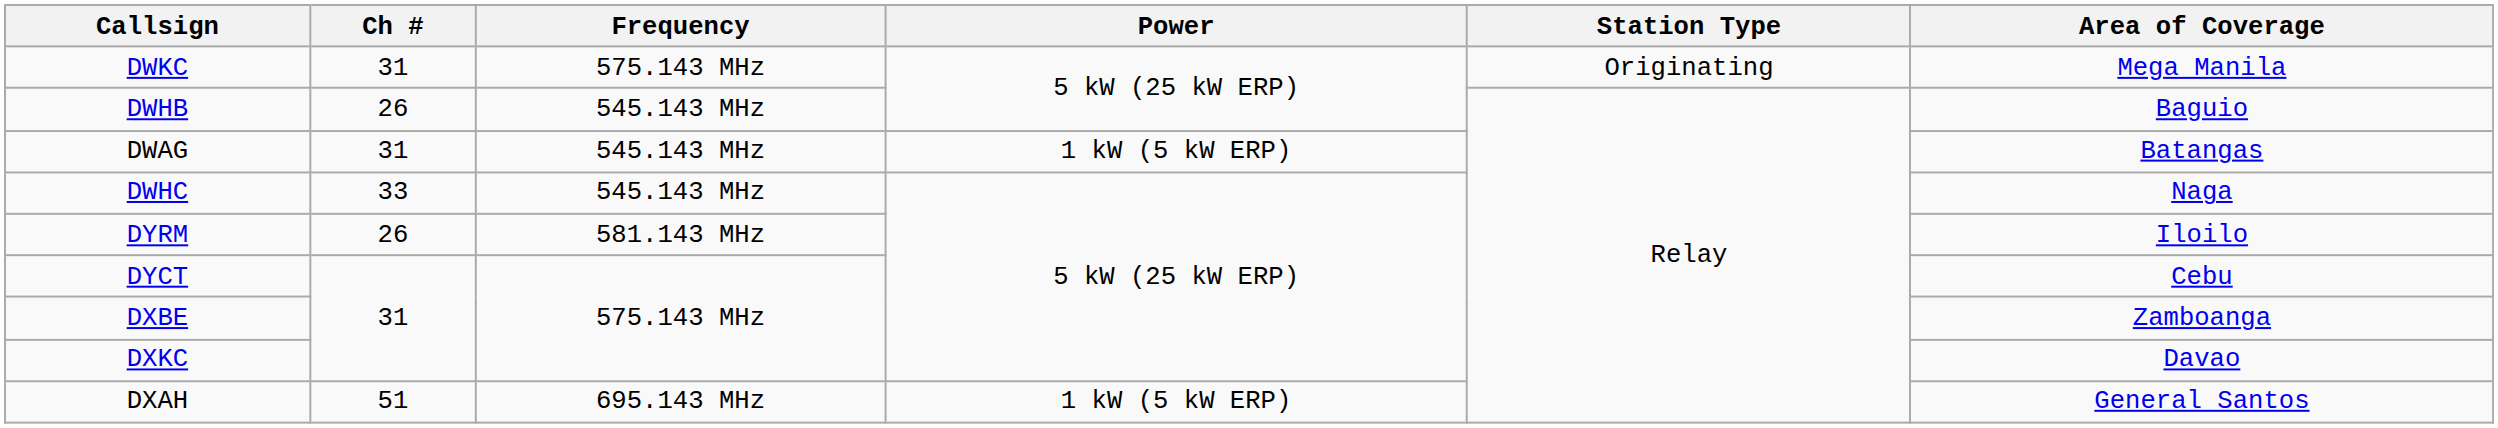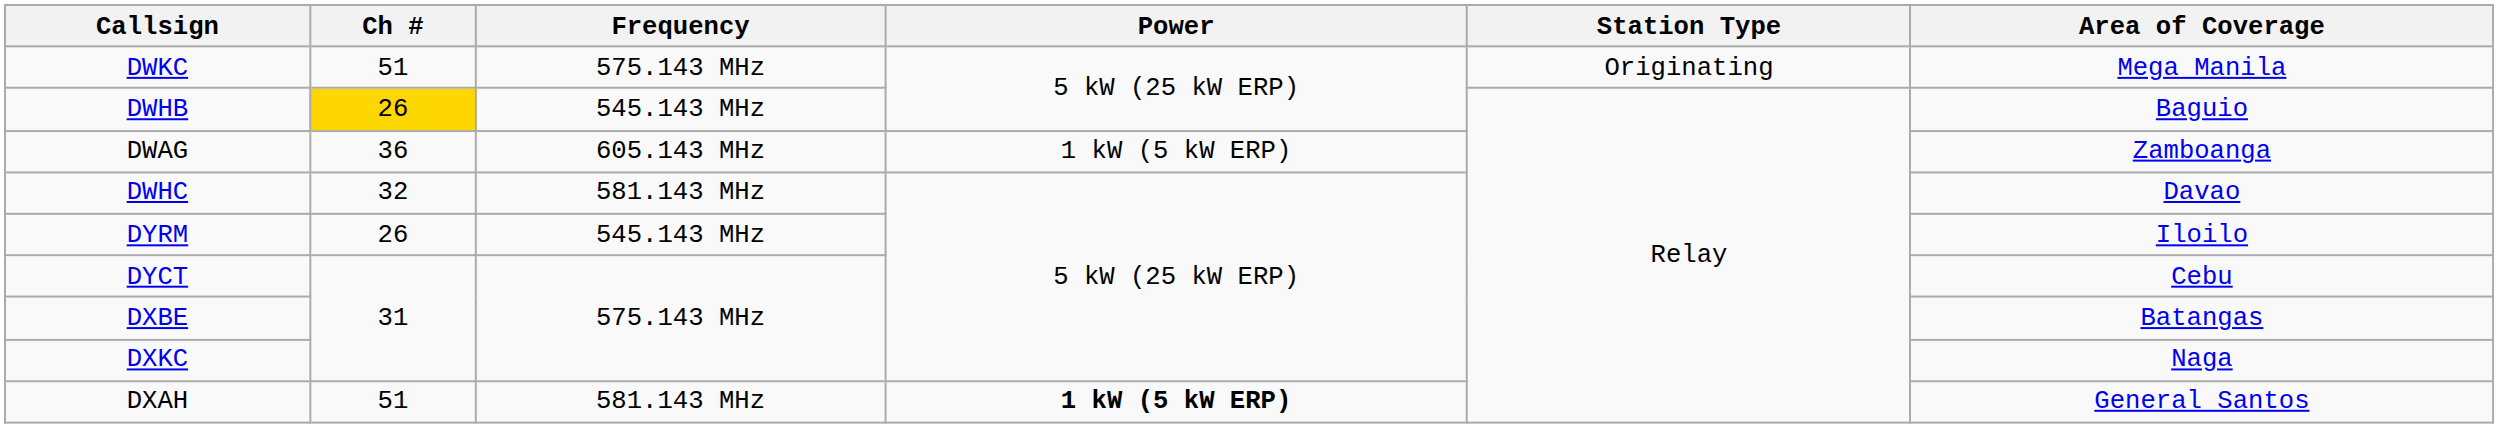(393, 68) 31 -> (393, 68) 51
(393, 109) no background -> (393, 109) gold background
(393, 151) 31 -> (393, 151) 36
(681, 151) 545.143 MHz -> (681, 151) 605.143 MHz
(2202, 151) Batangas -> (2202, 151) Zamboanga
(393, 193) 33 -> (393, 193) 32
(681, 193) 545.143 MHz -> (681, 193) 581.143 MHz
(2202, 193) Naga -> (2202, 193) Davao
(681, 235) 581.143 MHz -> (681, 235) 545.143 MHz
(2202, 318) Zamboanga -> (2202, 318) Batangas
(2202, 360) Davao -> (2202, 360) Naga
(681, 402) 695.143 MHz -> (681, 402) 581.143 MHz
(1176, 402) normal -> (1176, 402) bold
